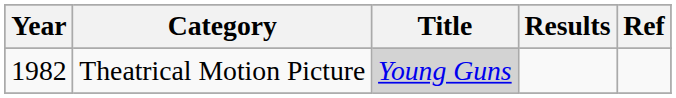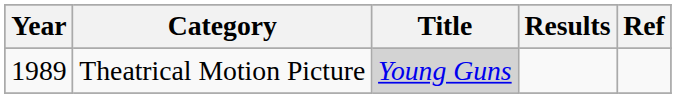(39, 70) 1982 -> (39, 70) 1989
